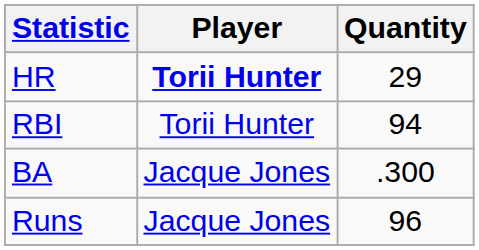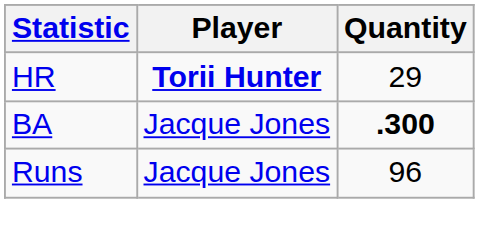- row: (37, 124)
(405, 172) normal -> (405, 124) bold
